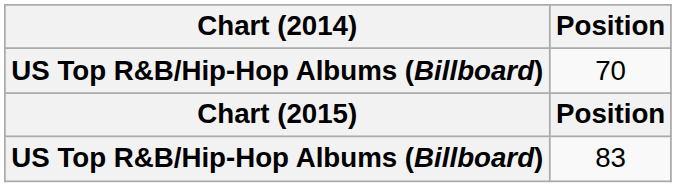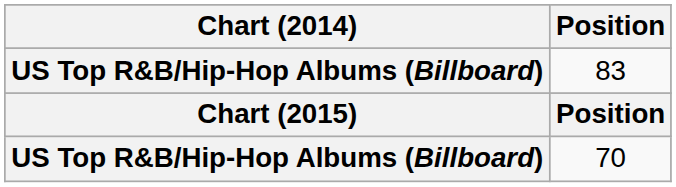rows swapped: (611, 70) <-> (611, 158)
